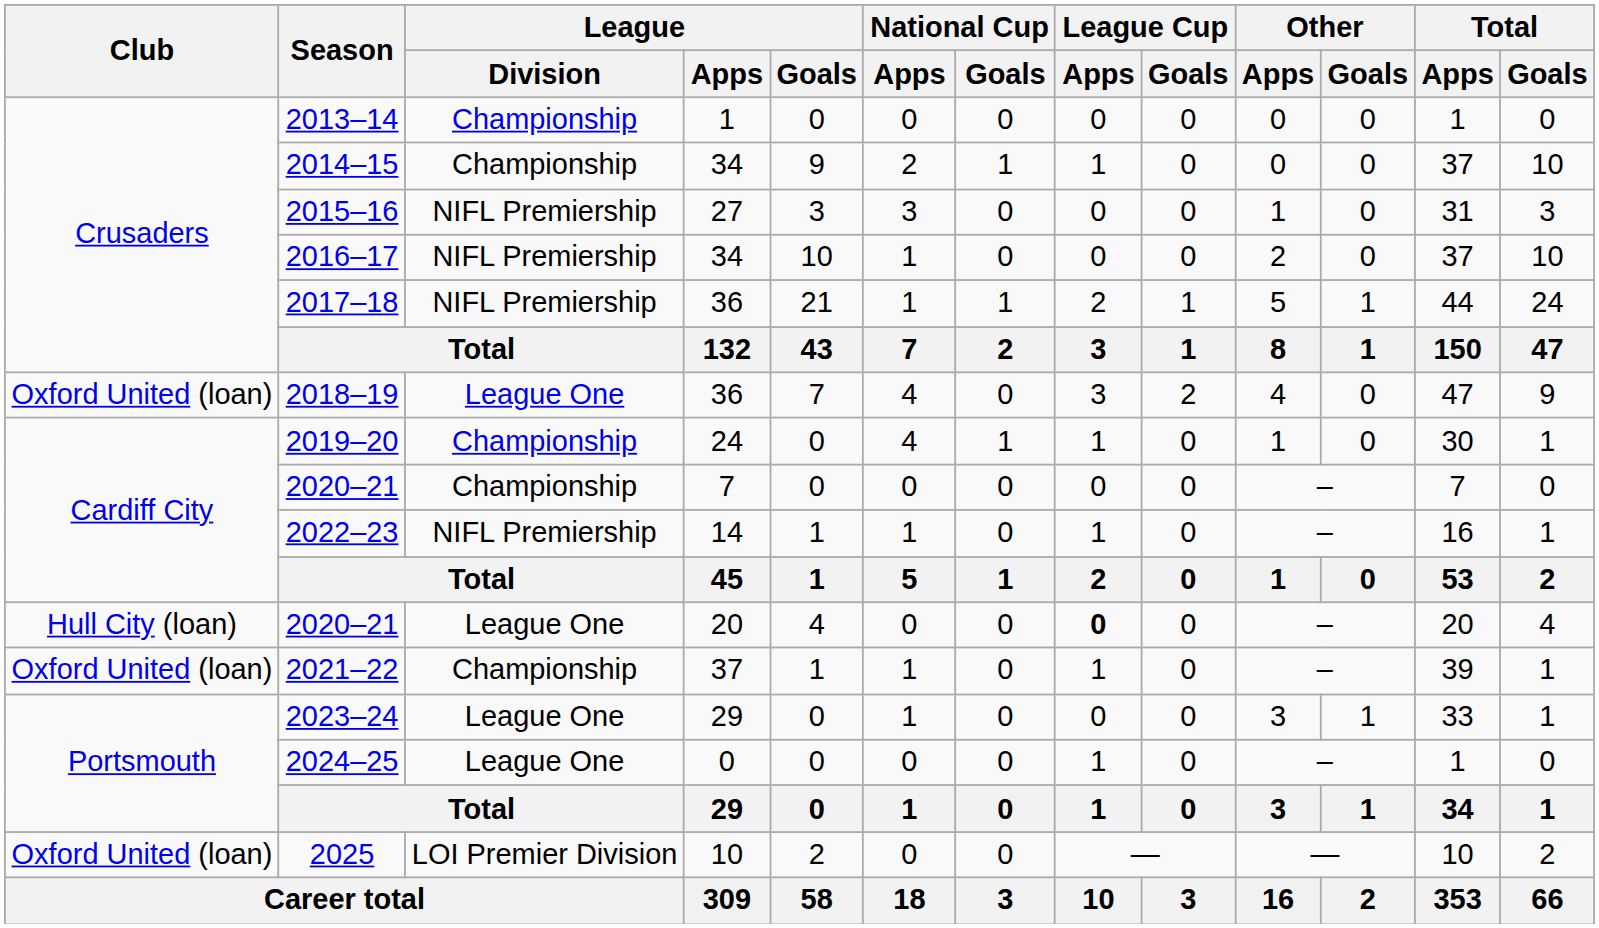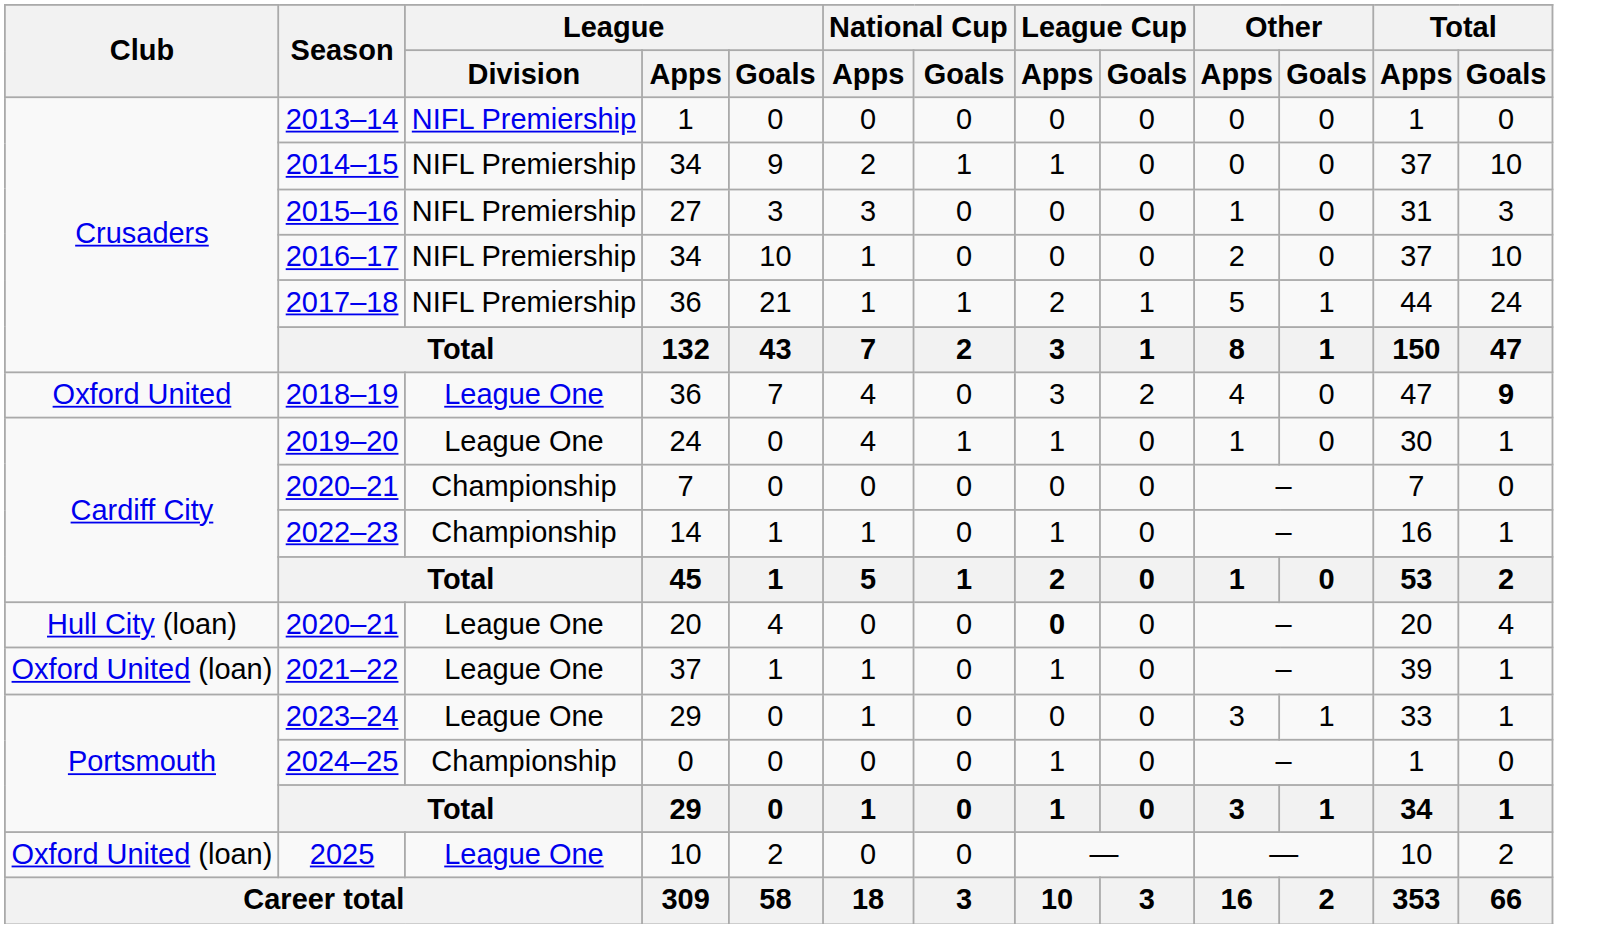(545, 119) Championship -> (524, 119) NIFL Premiership
(545, 165) Championship -> (524, 165) NIFL Premiership
(142, 394) Oxford United (loan) -> (142, 394) Oxford United
(1547, 394) normal -> (1506, 394) bold
(545, 440) Championship -> (524, 440) League One
(545, 532) NIFL Premiership -> (524, 532) Championship
(545, 670) Championship -> (524, 670) League One
(545, 762) League One -> (524, 762) Championship
(545, 854) LOI Premier Division -> (524, 854) League One
